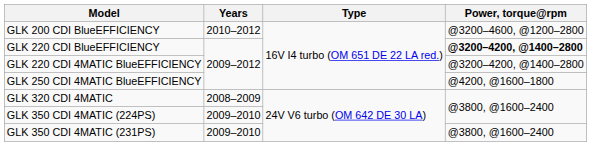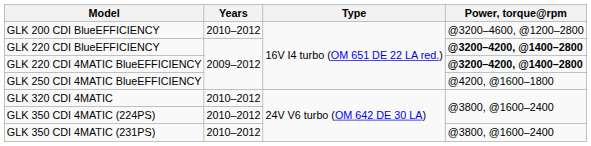(516, 64) normal -> (515, 64) bold
(233, 99) 2008–2009 -> (233, 99) 2010–2012
(233, 116) 2009–2010 -> (233, 116) 2010–2012
(233, 133) 2009–2010 -> (233, 133) 2010–2012
